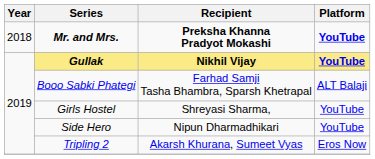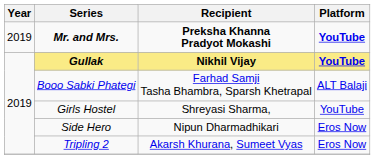(19, 37) 2018 -> (19, 37) 2019
(342, 127) YouTube -> (342, 127) Eros Now
